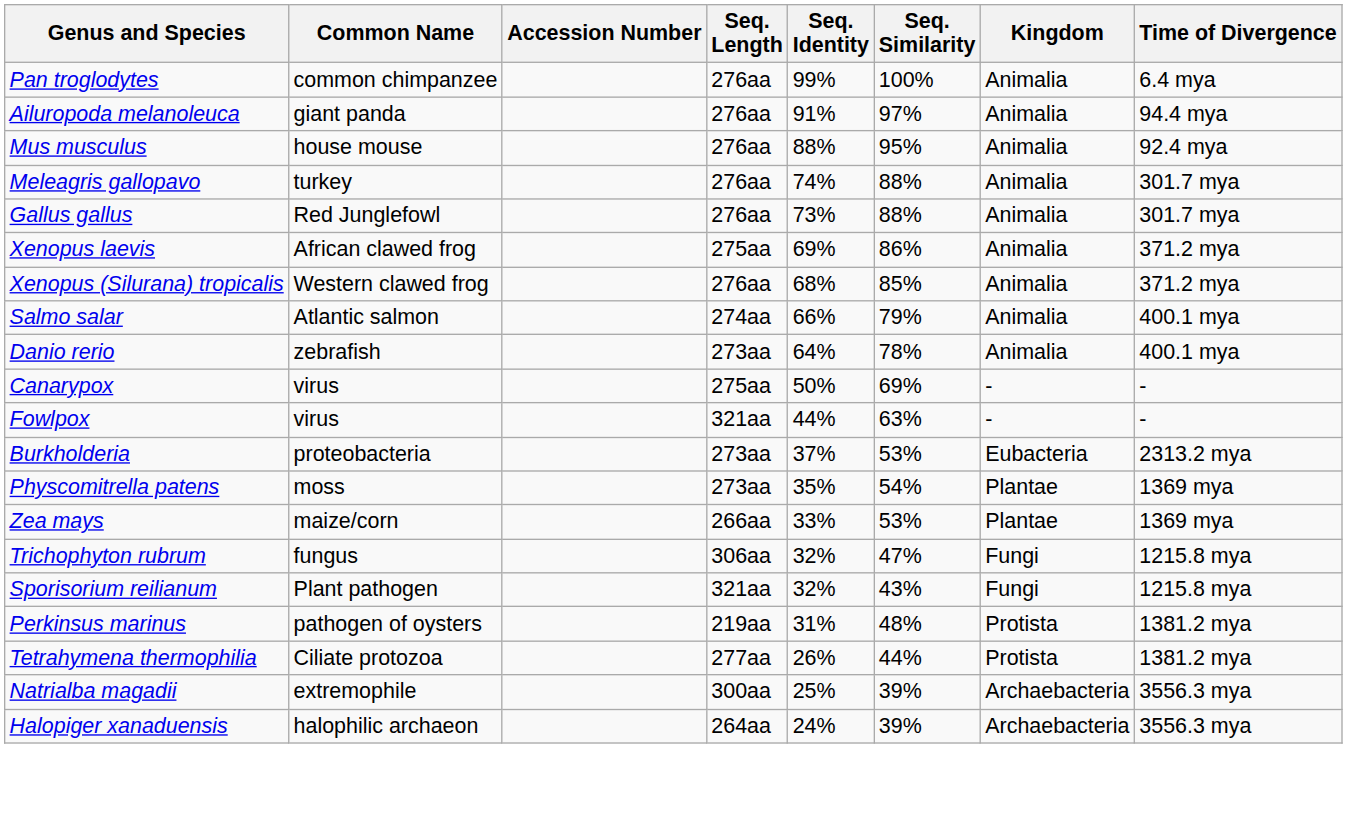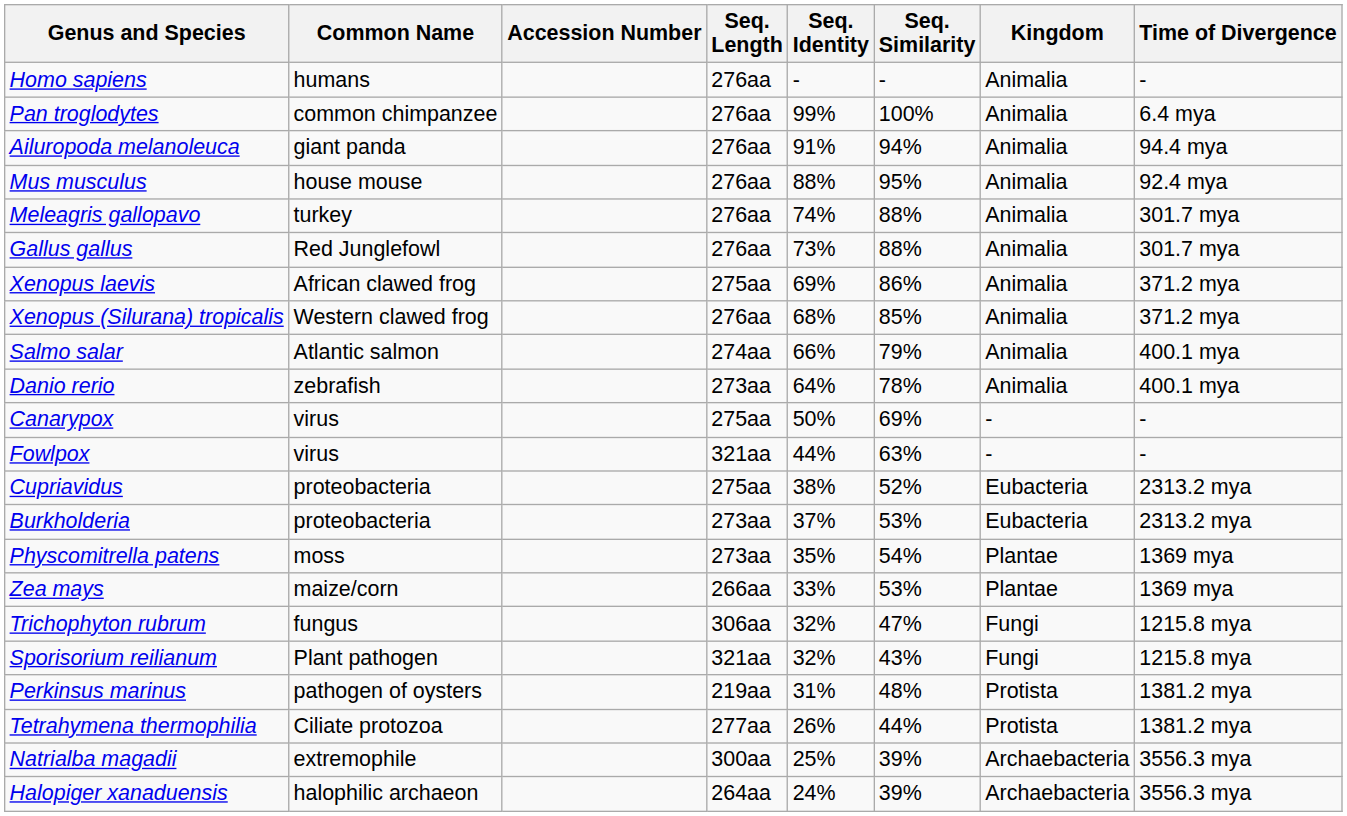+ row: (78, 79)
(900, 113) 97% -> (900, 147) 94%
+ row: (66, 487)
